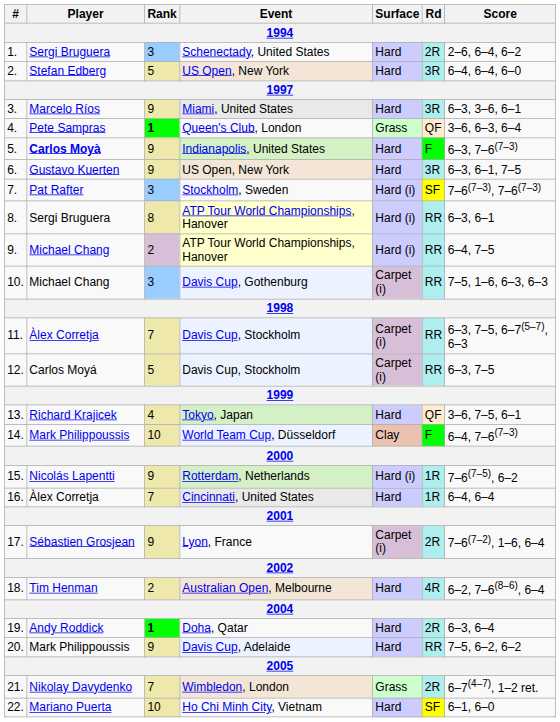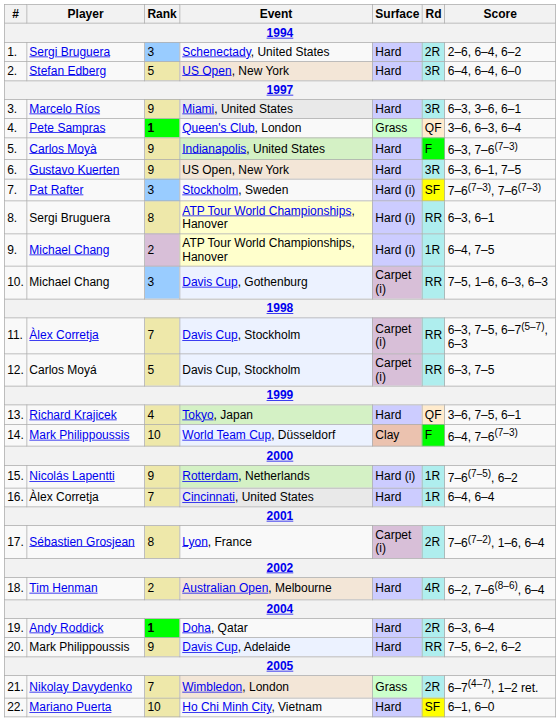(65, 148) bold -> (63, 148) normal
(434, 250) RR -> (433, 250) 1R
(151, 542) 9 -> (151, 542) 8
